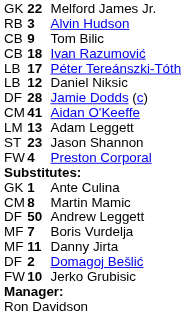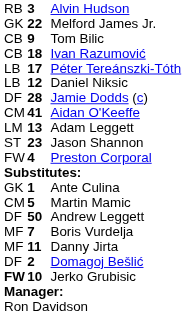rows swapped: (103, 8) <-> (90, 23)
(31, 202) 8 -> (31, 202) 5
(14, 276) normal -> (14, 276) bold
